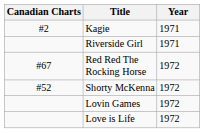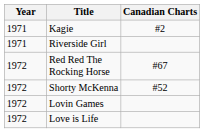columns swapped: (178, 12) <-> (44, 12)
